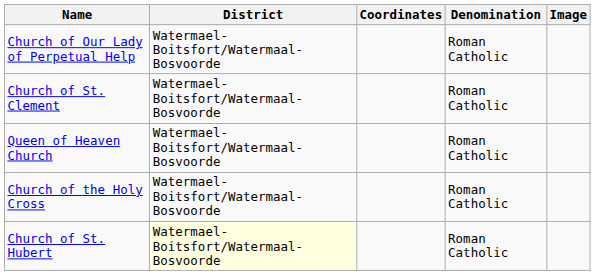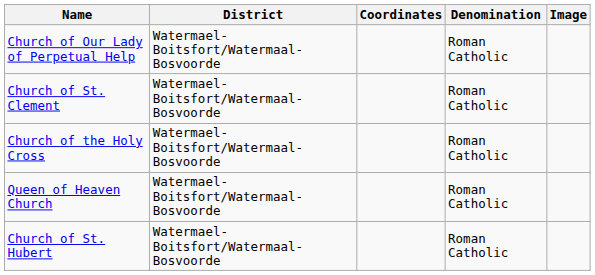rows swapped: (75, 197) <-> (64, 148)
(228, 246) lightyellow background -> (228, 246) no background
